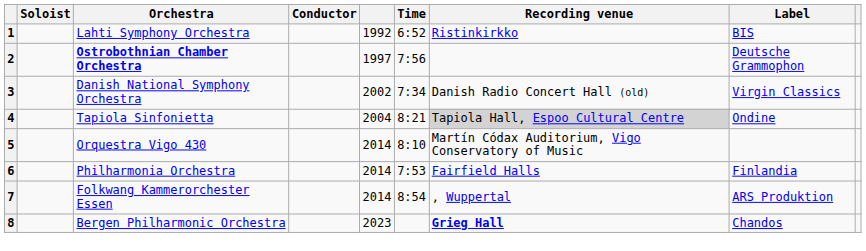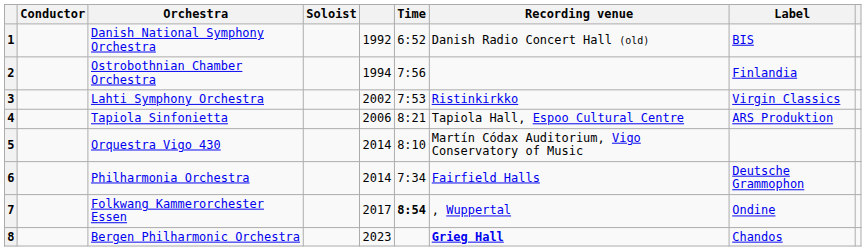columns swapped: (324, 14) <-> (46, 14)
(163, 34) Lahti Symphony Orchestra -> (177, 41) Danish National Symphony Orchestra
(475, 34) Ristinkirkko -> (540, 41) Danish Radio Concert Hall (old)
(152, 60) bold -> (167, 74) normal
(377, 60) 1997 -> (377, 74) 1994
(768, 60) Deutsche Grammophon -> (765, 74) Finlandia
(163, 93) Danish National Symphony Orchestra -> (177, 100) Lahti Symphony Orchestra
(412, 93) 7:34 -> (412, 100) 7:53
(540, 93) Danish Radio Concert Hall (old) -> (475, 100) Ristinkirkko
(377, 119) 2004 -> (377, 119) 2006
(558, 119) lightgrey background -> (558, 119) no background
(754, 119) Ondine -> (783, 119) ARS Produktion
(412, 171) 7:53 -> (412, 178) 7:34
(765, 171) Finlandia -> (768, 178) Deutsche Grammophon
(377, 197) 2014 -> (377, 211) 2017
(412, 197) normal -> (412, 211) bold
(783, 197) ARS Produktion -> (754, 211) Ondine
